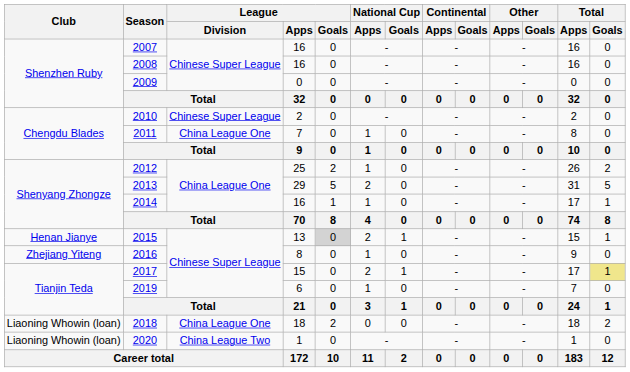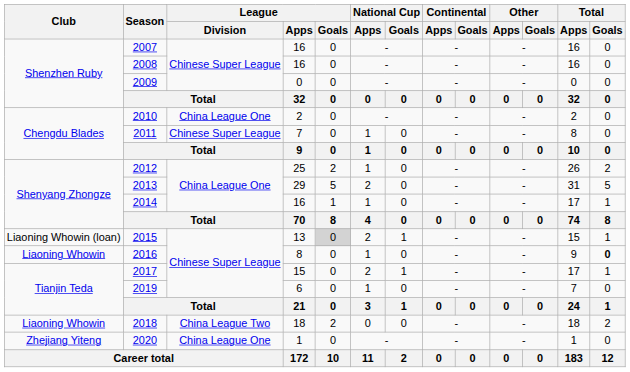(225, 116) Chinese Super League -> (225, 116) China League One
(225, 133) China League One -> (225, 133) Chinese Super League
(64, 237) Henan Jianye -> (64, 237) Liaoning Whowin (loan)
(64, 254) Zhejiang Yiteng -> (64, 254) Liaoning Whowin
(607, 254) normal -> (607, 254) bold
(607, 271) khaki background -> (607, 271) no background
(64, 323) Liaoning Whowin (loan) -> (64, 323) Liaoning Whowin
(225, 323) China League One -> (225, 323) China League Two
(64, 340) Liaoning Whowin (loan) -> (64, 340) Zhejiang Yiteng
(225, 340) China League Two -> (225, 340) China League One
